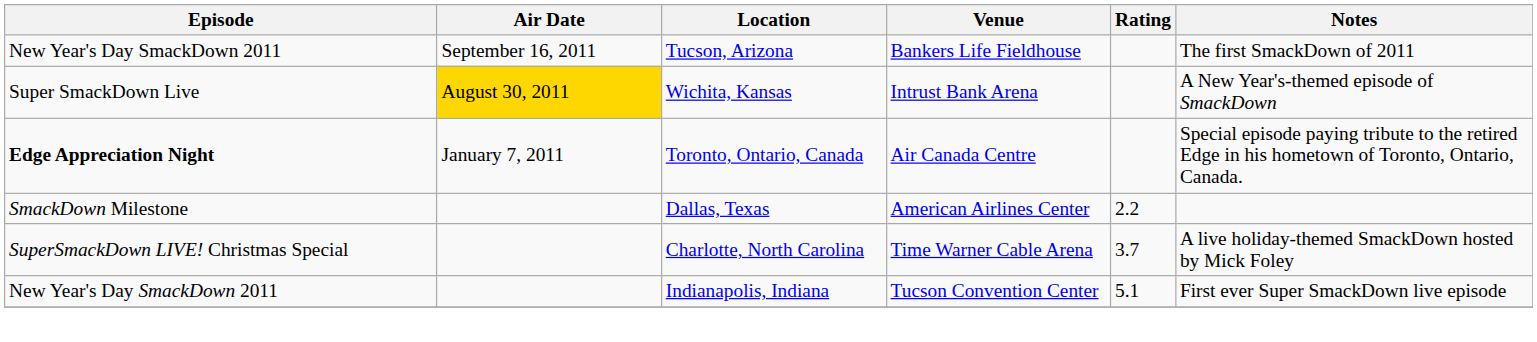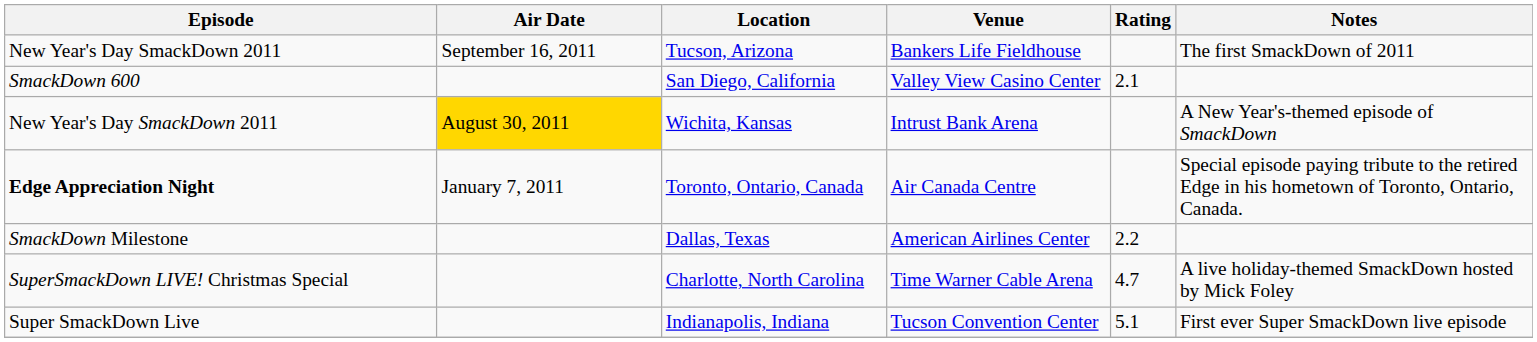+ row: (750, 81)
(104, 92) Super SmackDown Live -> (144, 122) New Year's Day SmackDown 2011
(1127, 249) 3.7 -> (1127, 280) 4.7
(144, 291) New Year's Day SmackDown 2011 -> (104, 321) Super SmackDown Live
